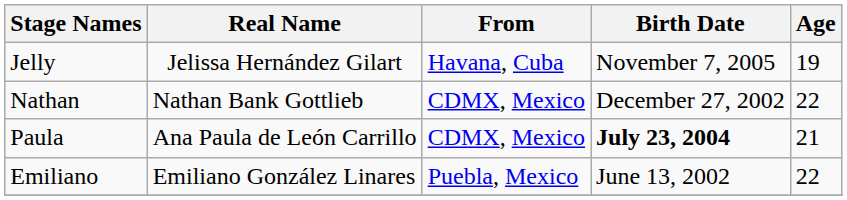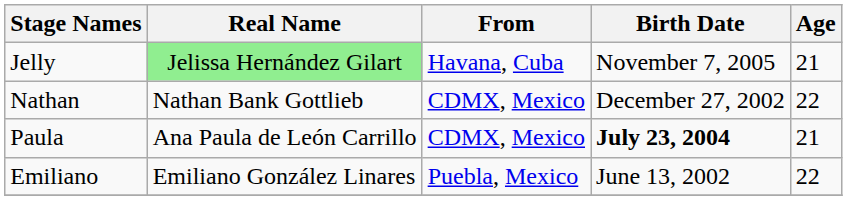(285, 61) no background -> (285, 61) lightgreen background
(808, 61) 19 -> (808, 61) 21
